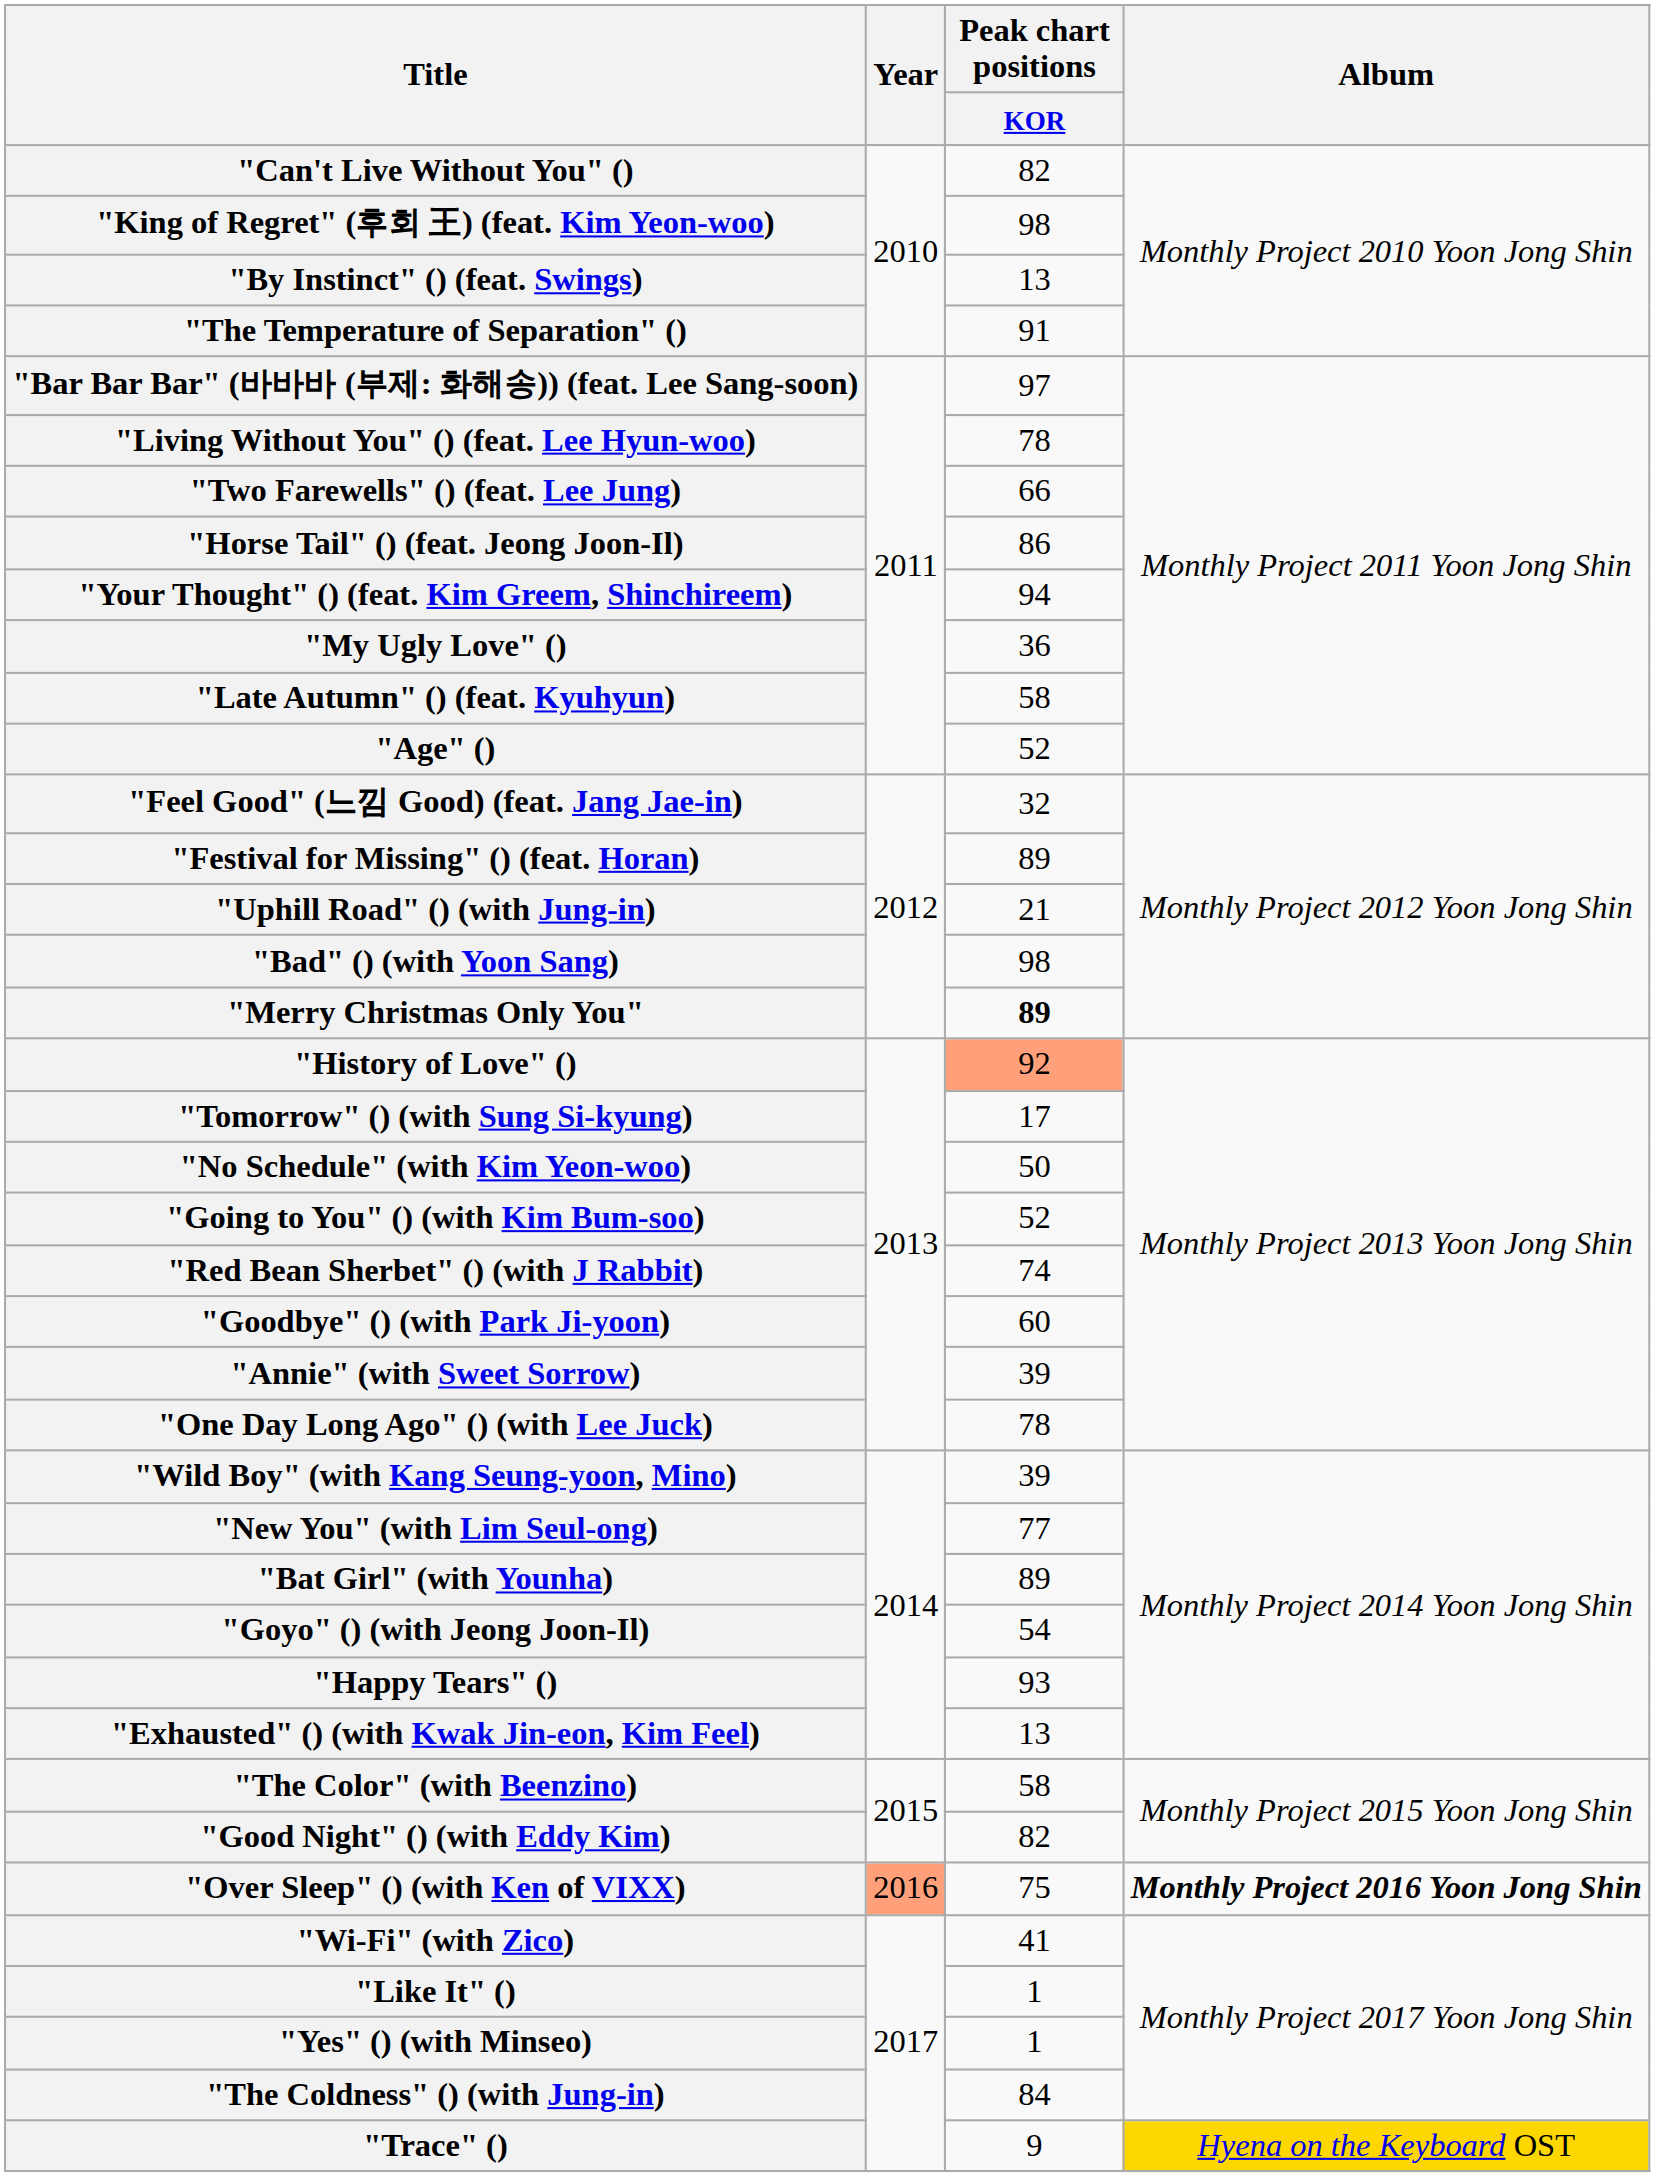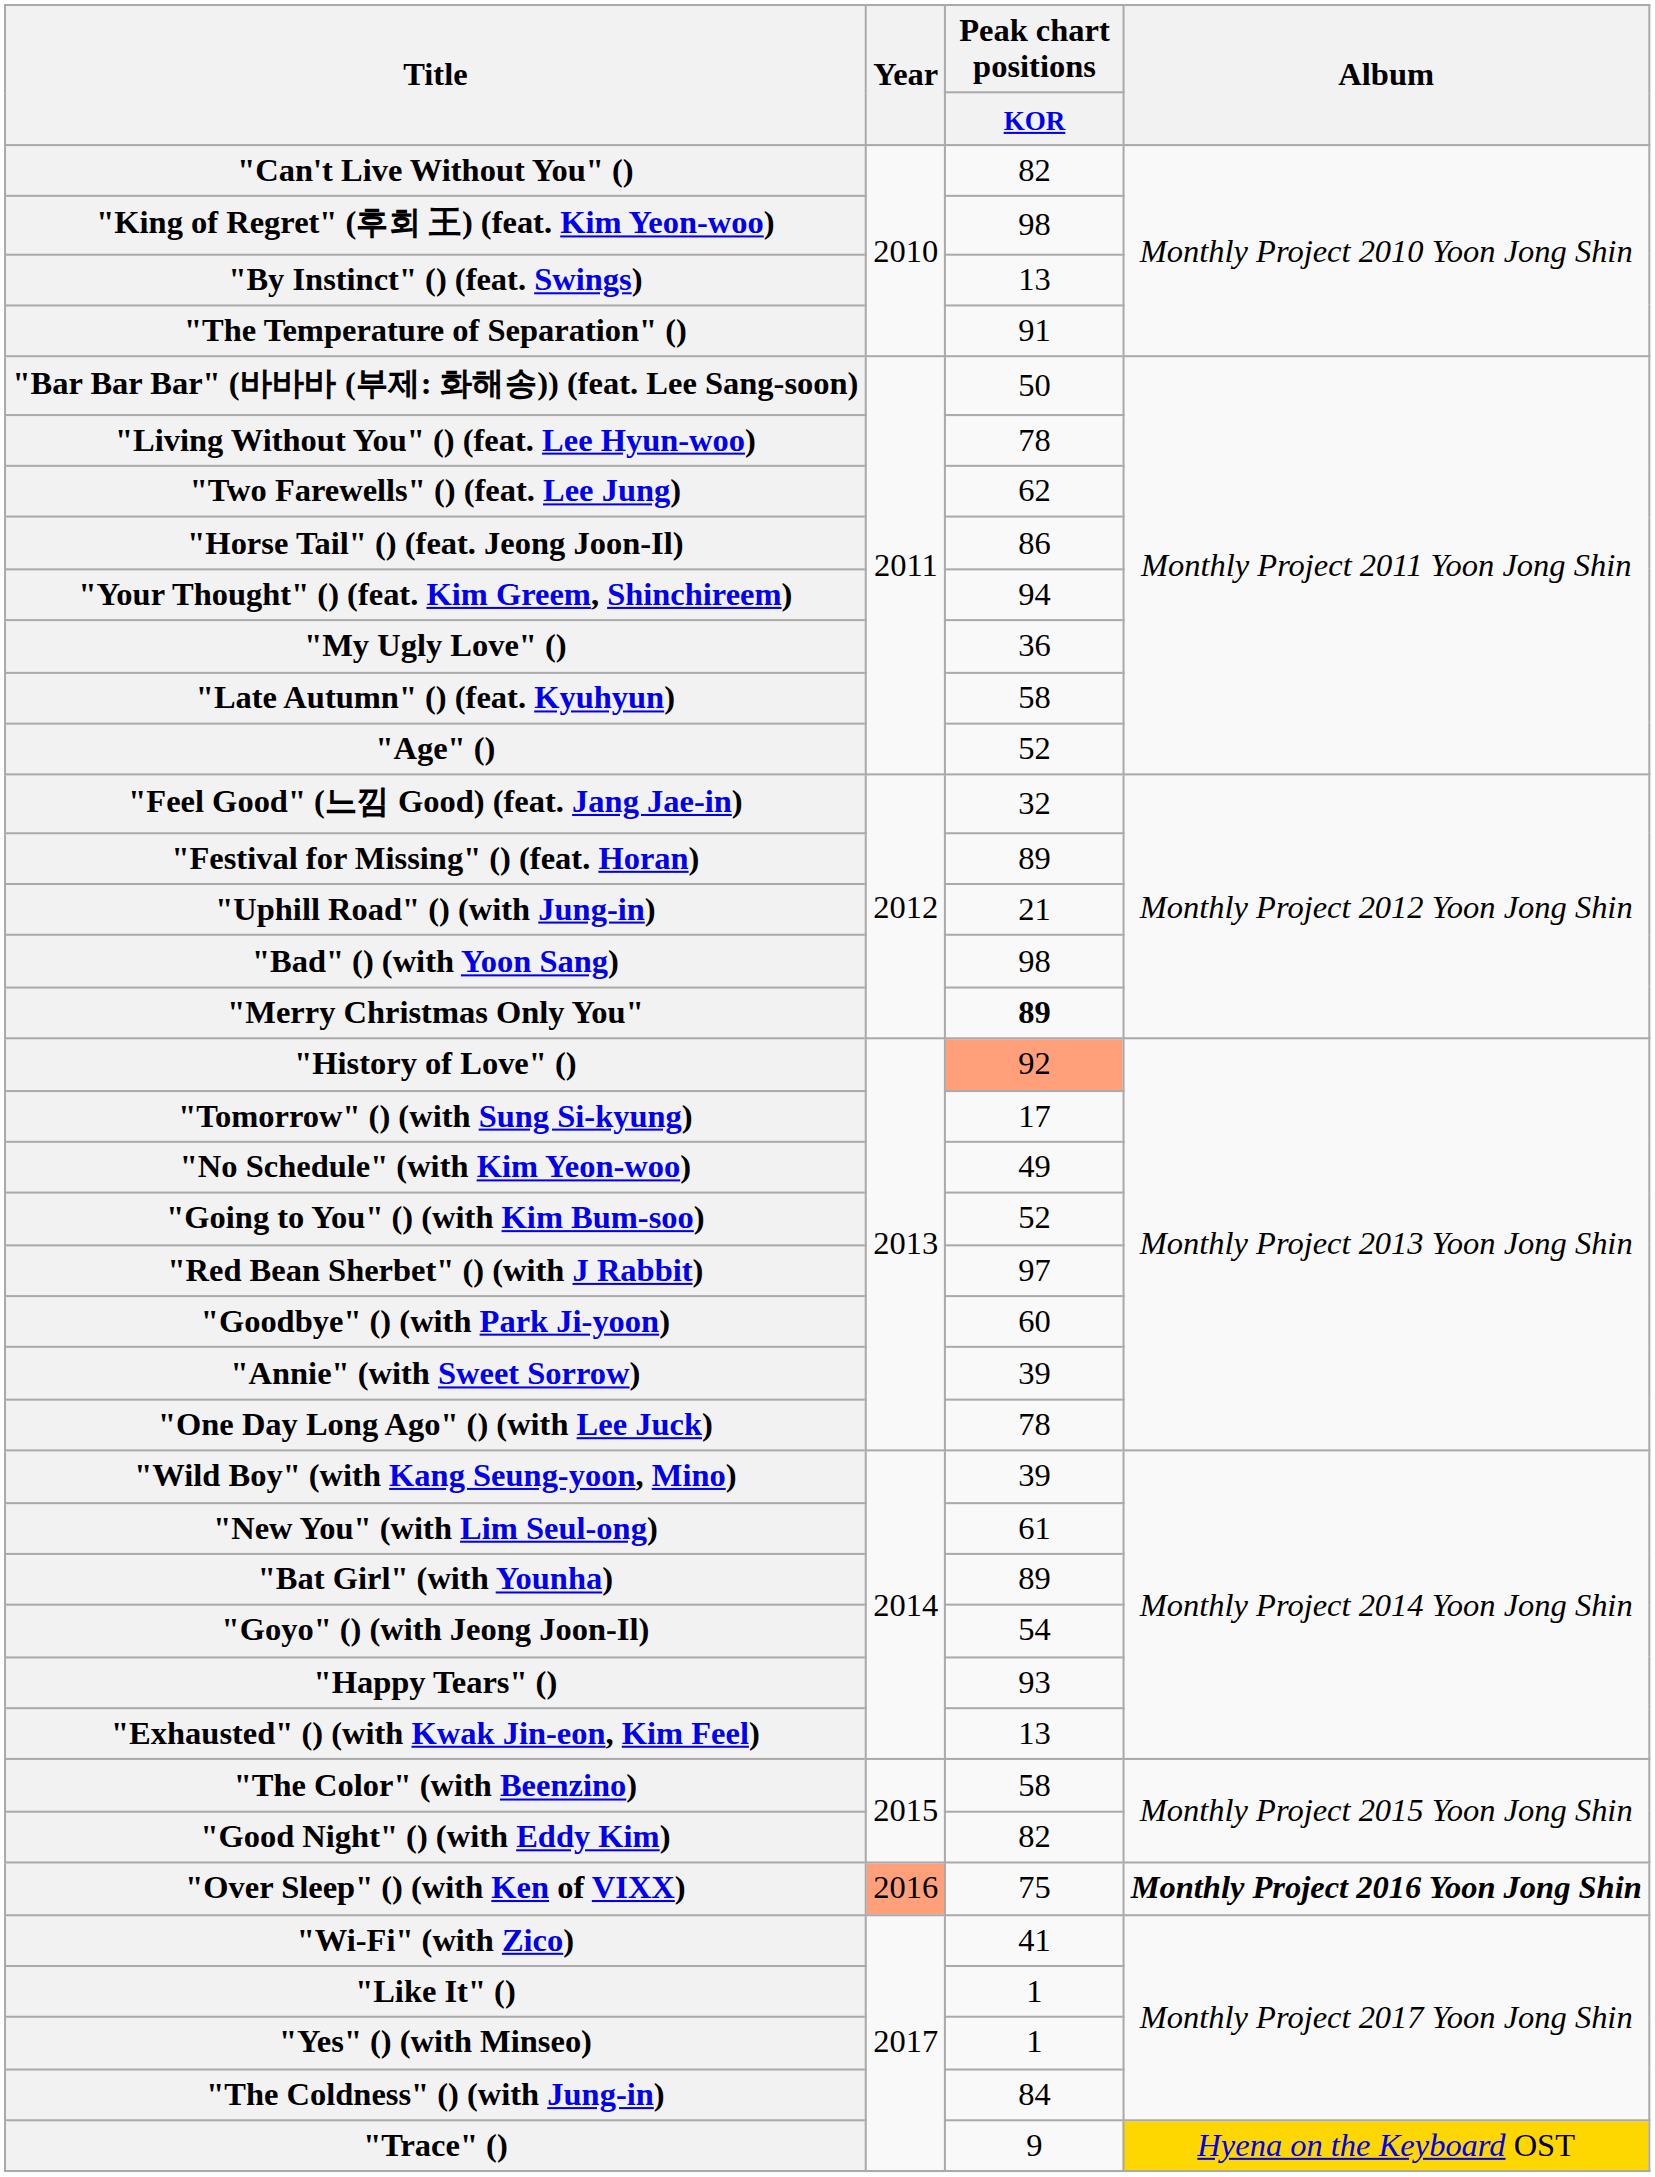(1034, 384) 97 -> (1034, 384) 50
(1034, 491) 66 -> (1034, 491) 62
(1034, 1166) 50 -> (1034, 1166) 49
(1034, 1269) 74 -> (1034, 1269) 97
(1034, 1527) 77 -> (1034, 1527) 61
